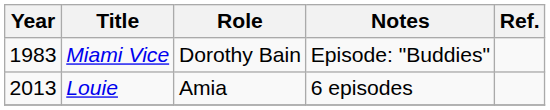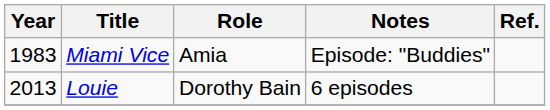(240, 54) Dorothy Bain -> (203, 54) Amia
(203, 88) Amia -> (240, 88) Dorothy Bain
